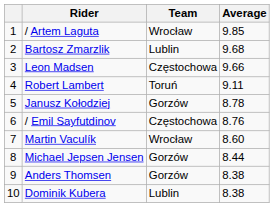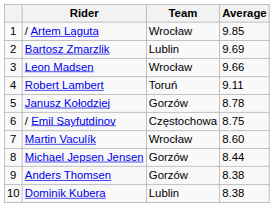(233, 49) 9.68 -> (233, 49) 9.69
(183, 67) Częstochowa -> (170, 67) Wrocław
(233, 121) 8.76 -> (233, 121) 8.75
